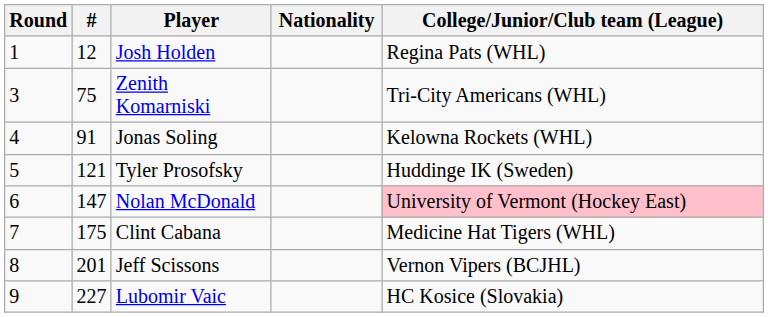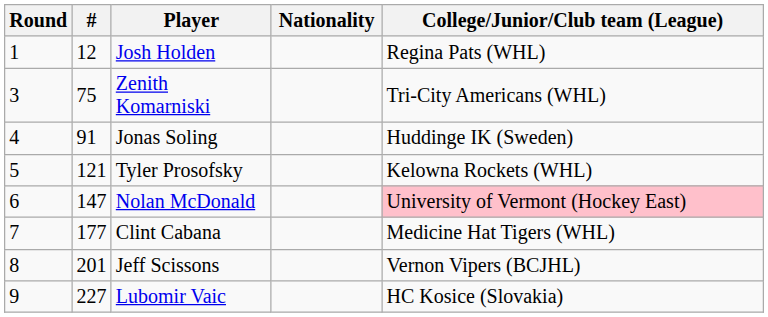(489, 138) Kelowna Rockets (WHL) -> (480, 138) Huddinge IK (Sweden)
(480, 169) Huddinge IK (Sweden) -> (489, 169) Kelowna Rockets (WHL)
(91, 233) 175 -> (91, 233) 177
